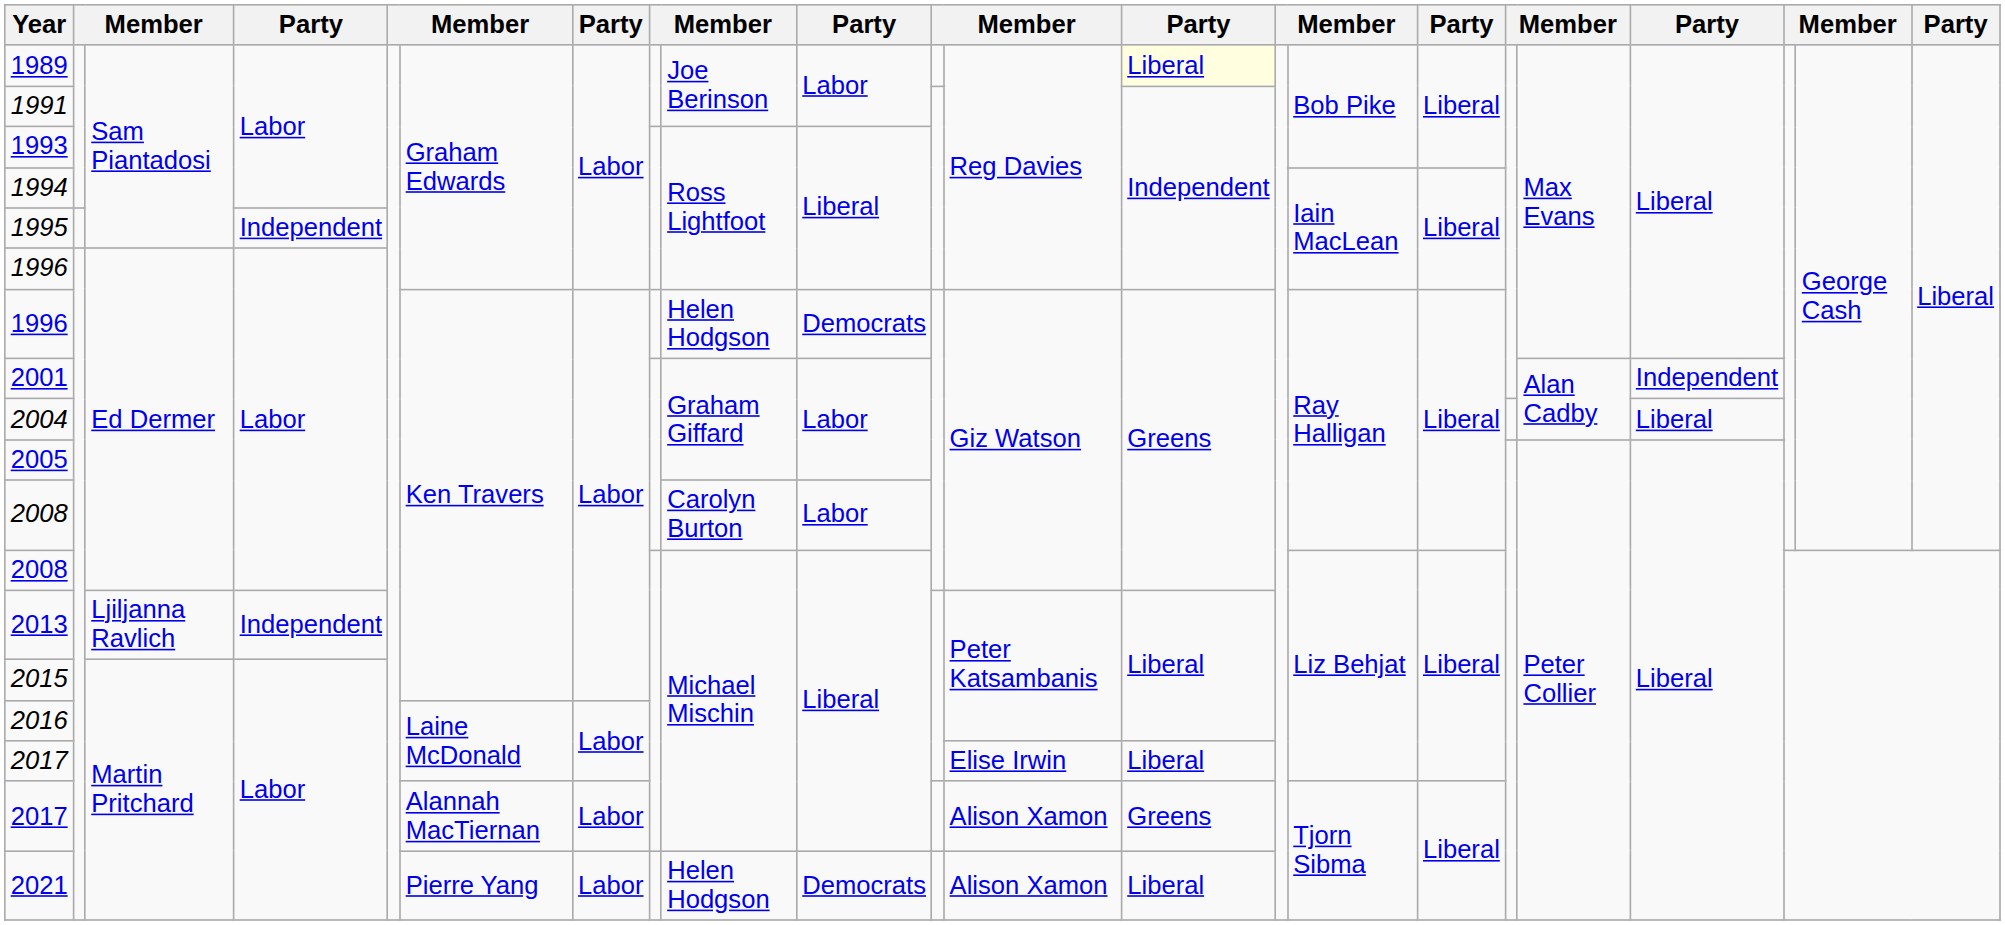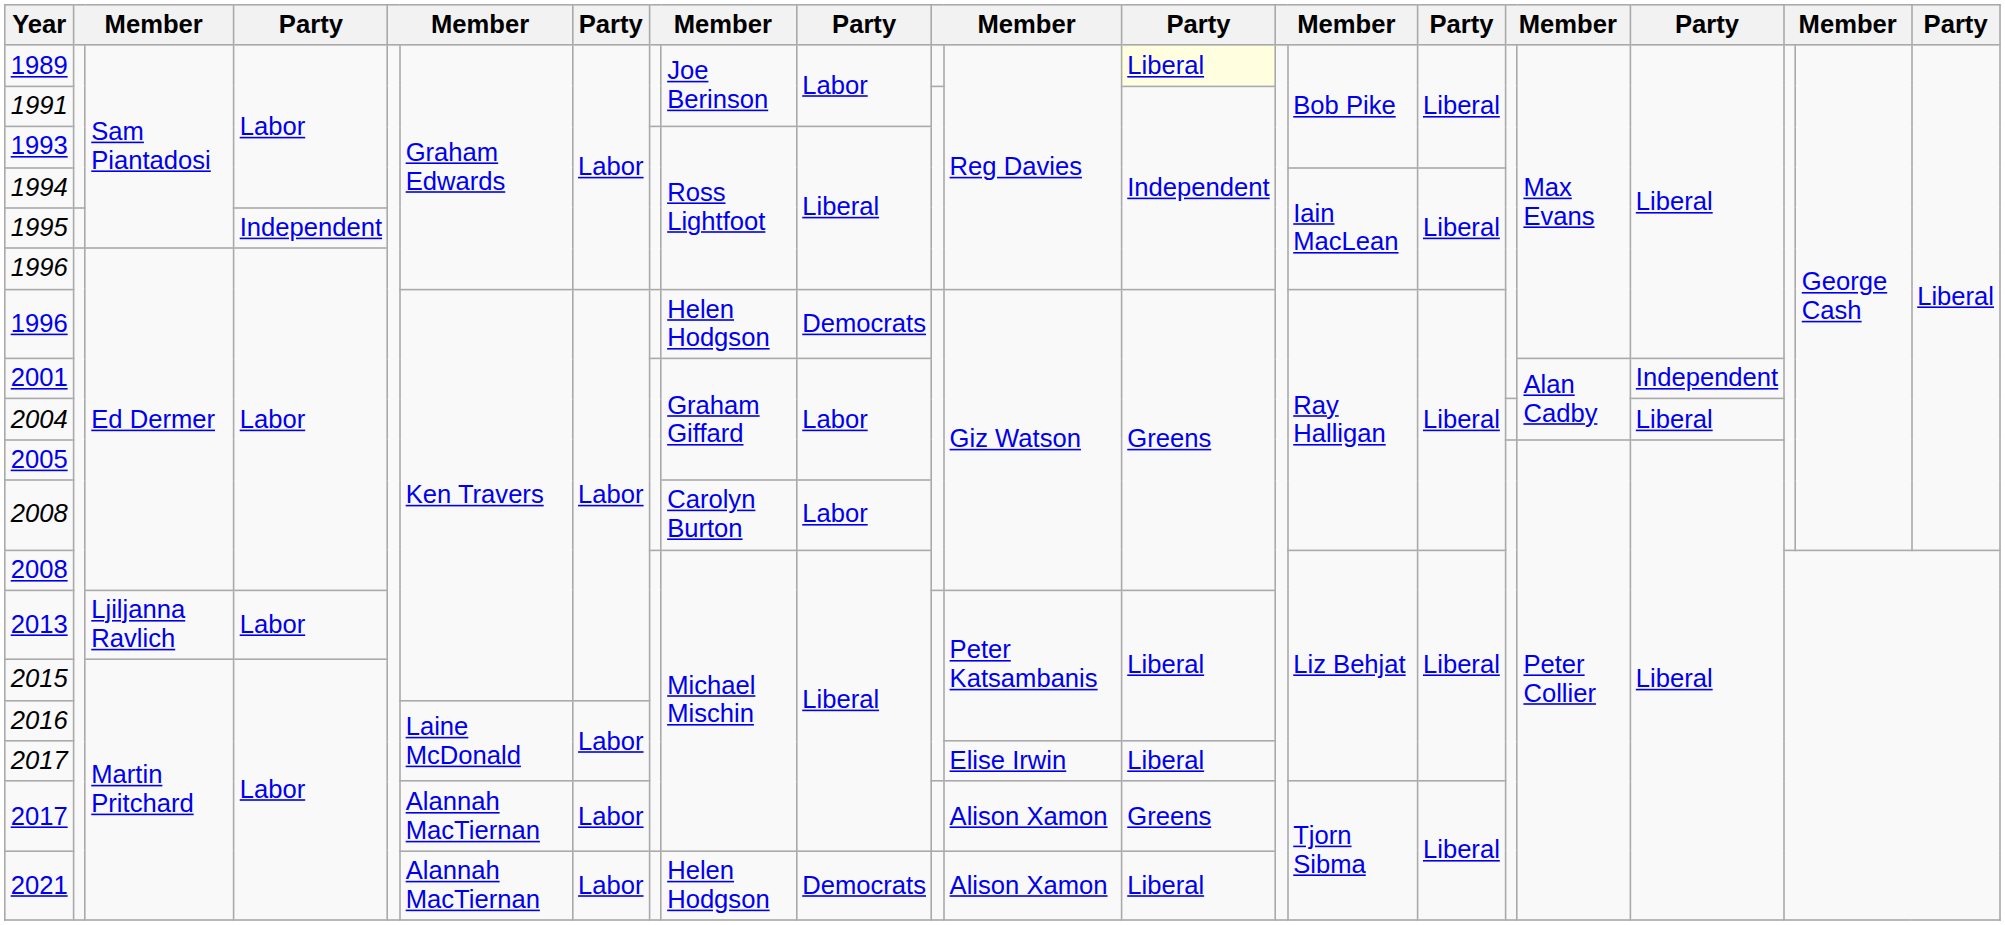(311, 624) Independent -> (272, 624) Labor
(472, 885) Pierre Yang -> (473, 885) Alannah MacTiernan
